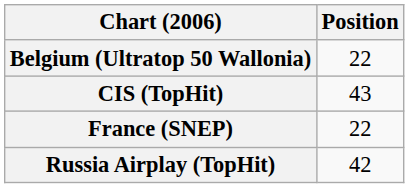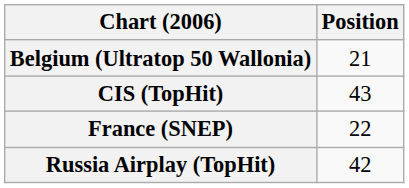(360, 57) 22 -> (360, 57) 21
